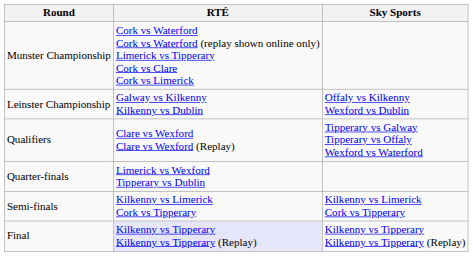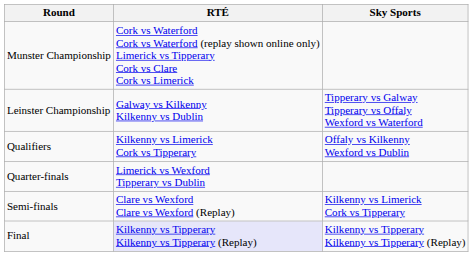(367, 104) Offaly vs Kilkenny Wexford vs Dublin -> (374, 110) Tipperary vs Galway Tipperary vs Offaly Wexford vs Waterford
(175, 140) Clare vs Wexford Clare vs Wexford (Replay) -> (164, 146) Kilkenny vs Limerick Cork vs Tipperary
(374, 140) Tipperary vs Galway Tipperary vs Offaly Wexford vs Waterford -> (367, 146) Offaly vs Kilkenny Wexford vs Dublin
(164, 206) Kilkenny vs Limerick Cork vs Tipperary -> (175, 206) Clare vs Wexford Clare vs Wexford (Replay)
